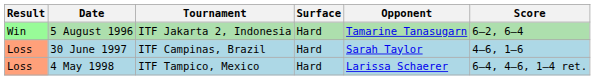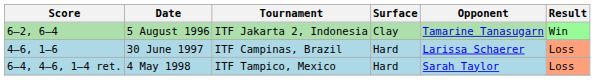columns swapped: (26, 13) <-> (530, 13)
(309, 31) Hard -> (386, 31) Clay
(384, 48) Sarah Taylor -> (474, 48) Larissa Schaerer
(397, 66) Larissa Schaerer -> (461, 66) Sarah Taylor
